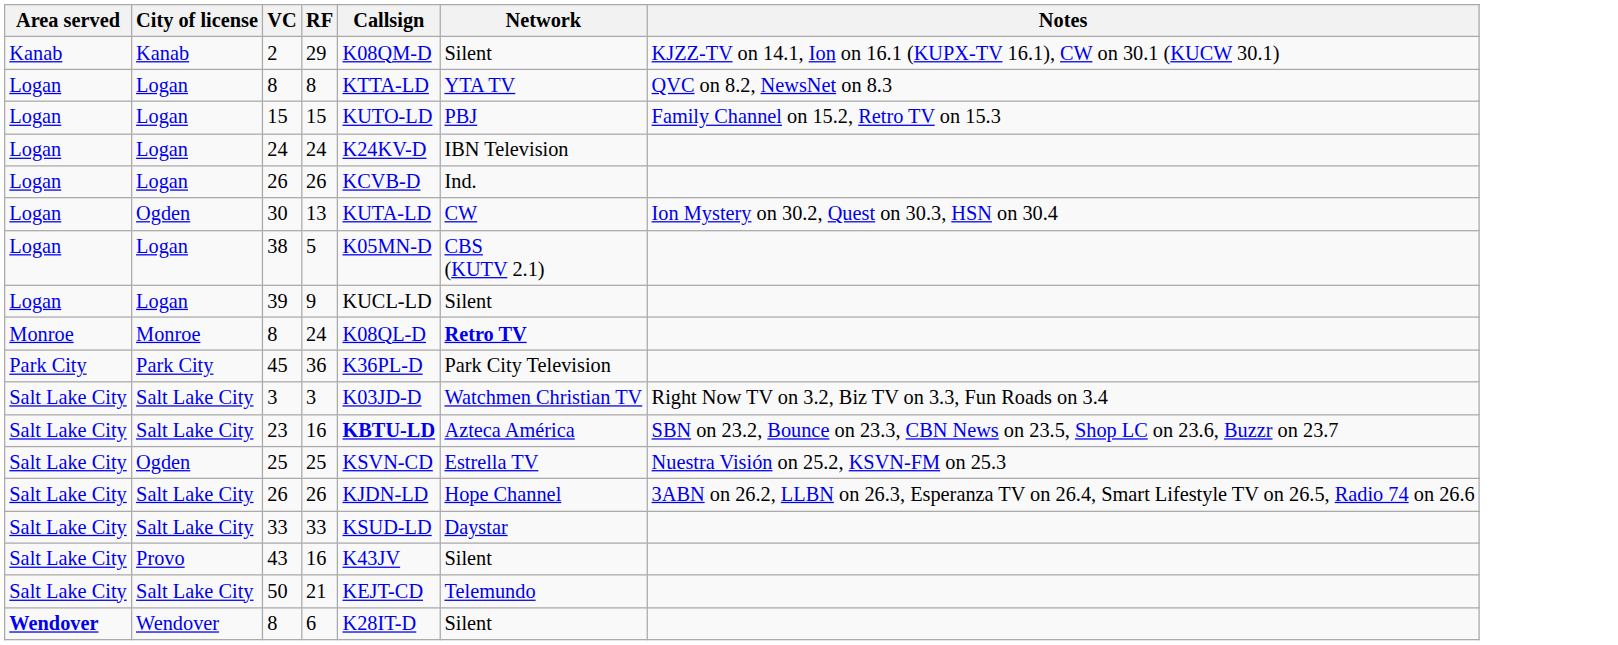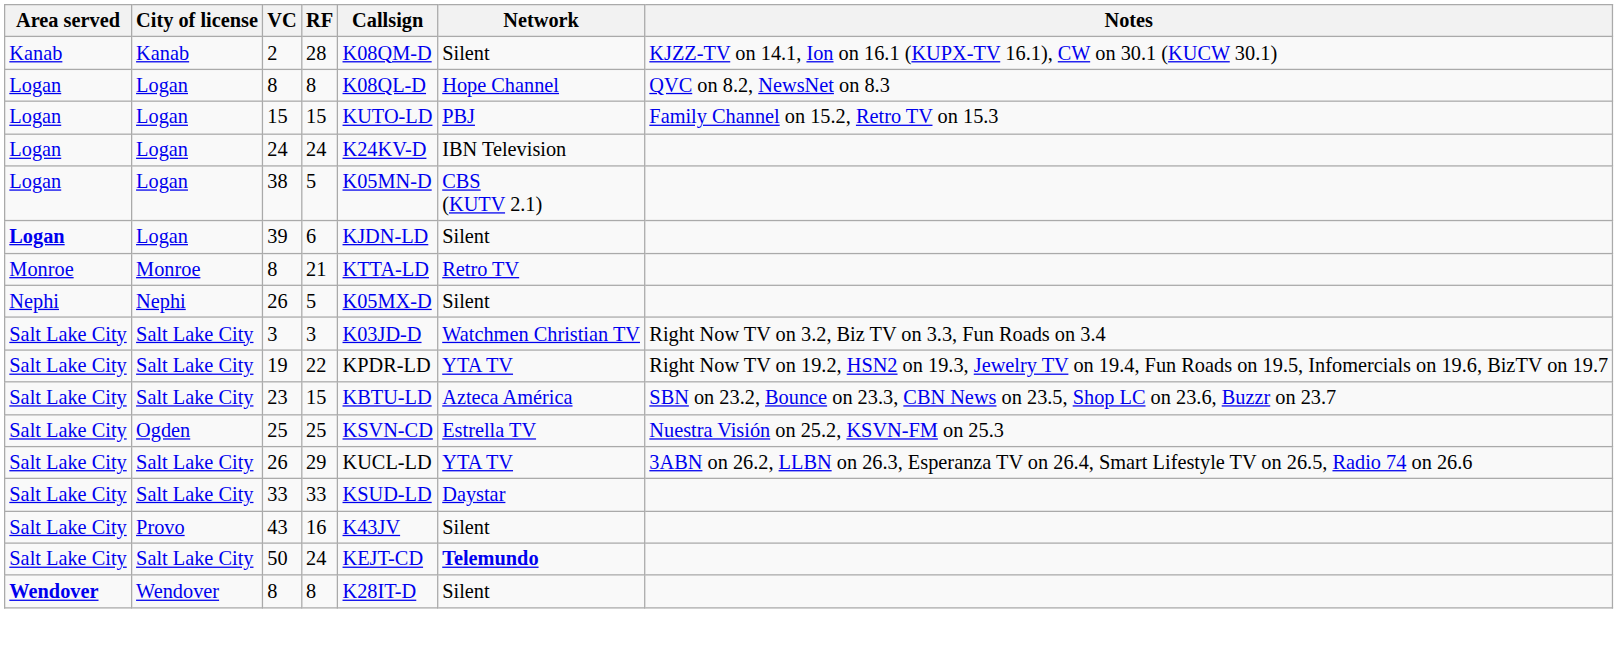(316, 52) 29 -> (316, 52) 28
(386, 85) KTTA-LD -> (384, 85) K08QL-D
(480, 85) YTA TV -> (501, 85) Hope Channel
- row: (162, 181)
- row: (163, 213)
(35, 301) normal -> (37, 236) bold
(311, 301) 9 -> (311, 236) 6
(387, 301) KUCL-LD -> (385, 236) KJDN-LD
(316, 333) 24 -> (316, 269) 21
(384, 333) K08QL-D -> (386, 269) KTTA-LD
(486, 333) bold -> (481, 269) normal
+ row: (161, 301)
- row: (175, 365)
+ row: (195, 365)
(316, 430) 16 -> (316, 397) 15
(389, 430) bold -> (387, 397) normal
(316, 494) 26 -> (316, 462) 29
(385, 494) KJDN-LD -> (387, 462) KUCL-LD
(503, 494) Hope Channel -> (478, 462) YTA TV
(316, 591) 21 -> (316, 559) 24
(490, 591) normal -> (490, 559) bold
(311, 623) 6 -> (311, 591) 8
